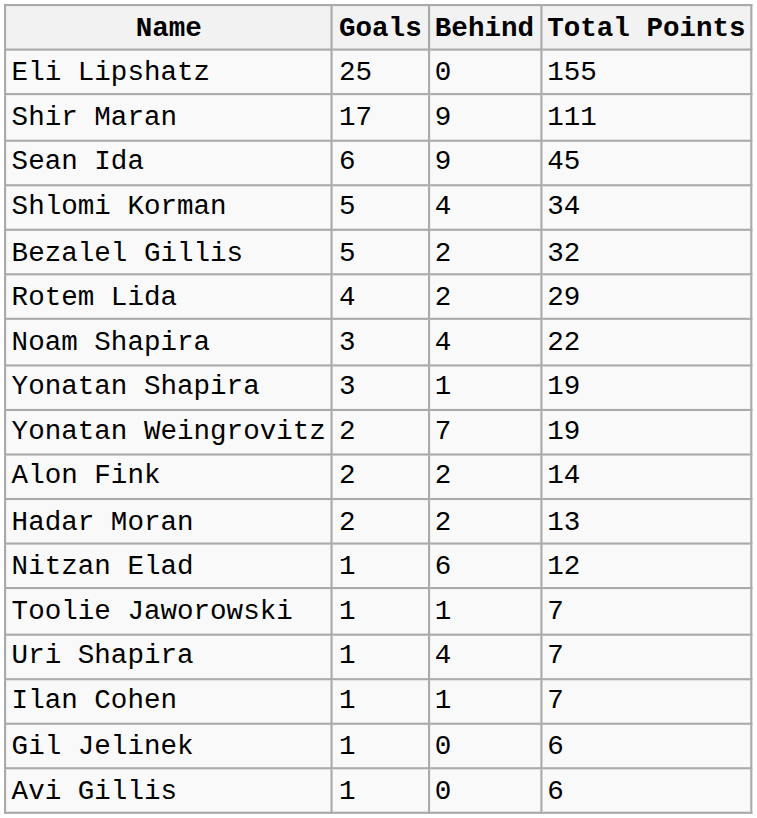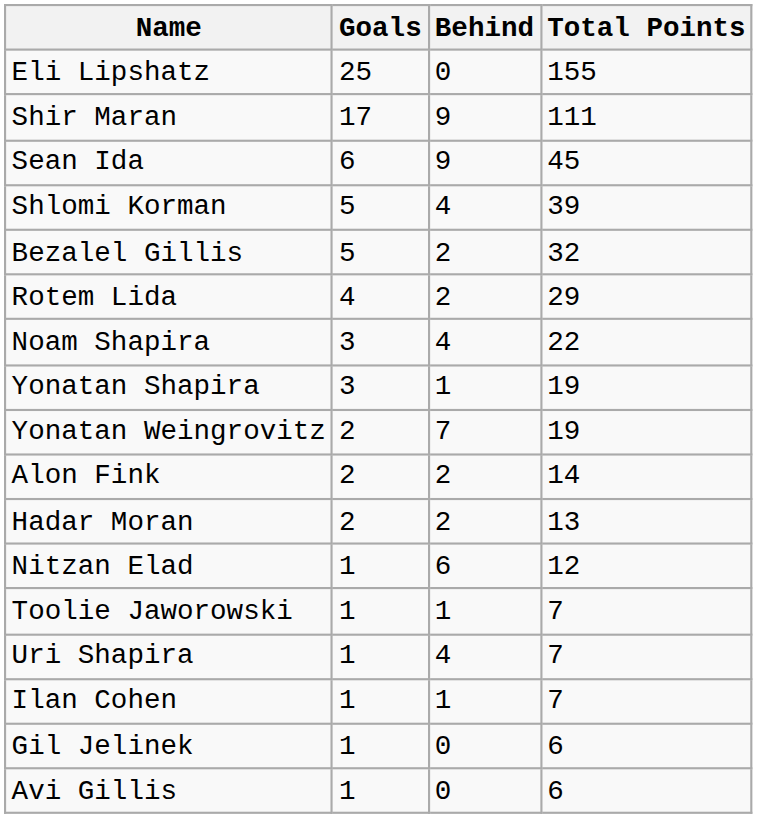(564, 207) 34 -> (564, 207) 39
